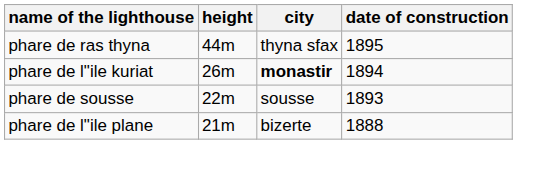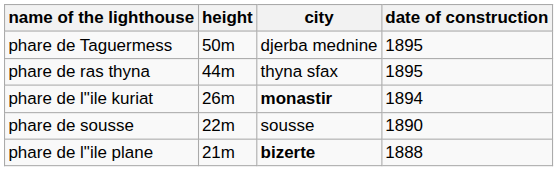+ row: (90, 44)
(365, 98) 1893 -> (404, 125) 1890
(286, 125) normal -> (288, 152) bold
